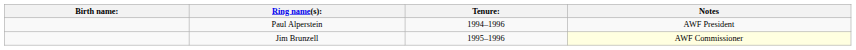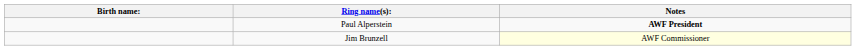- column: (486, 10)
(709, 24) normal -> (675, 24) bold
